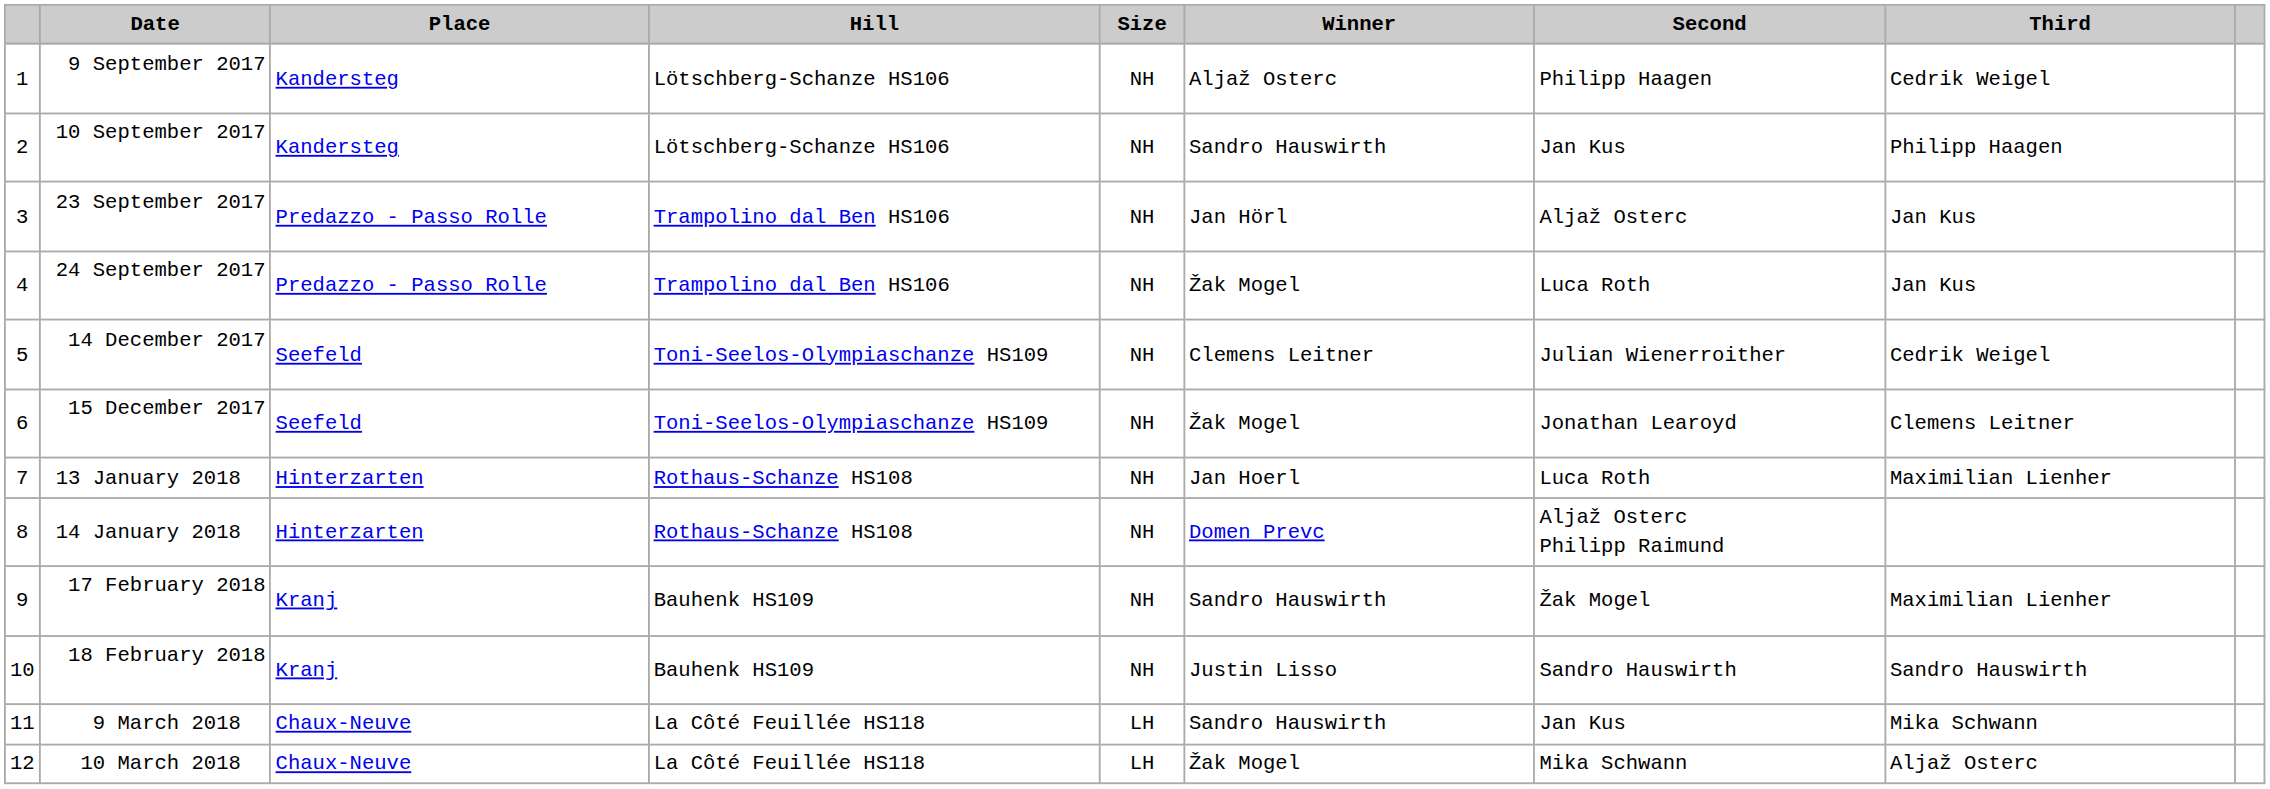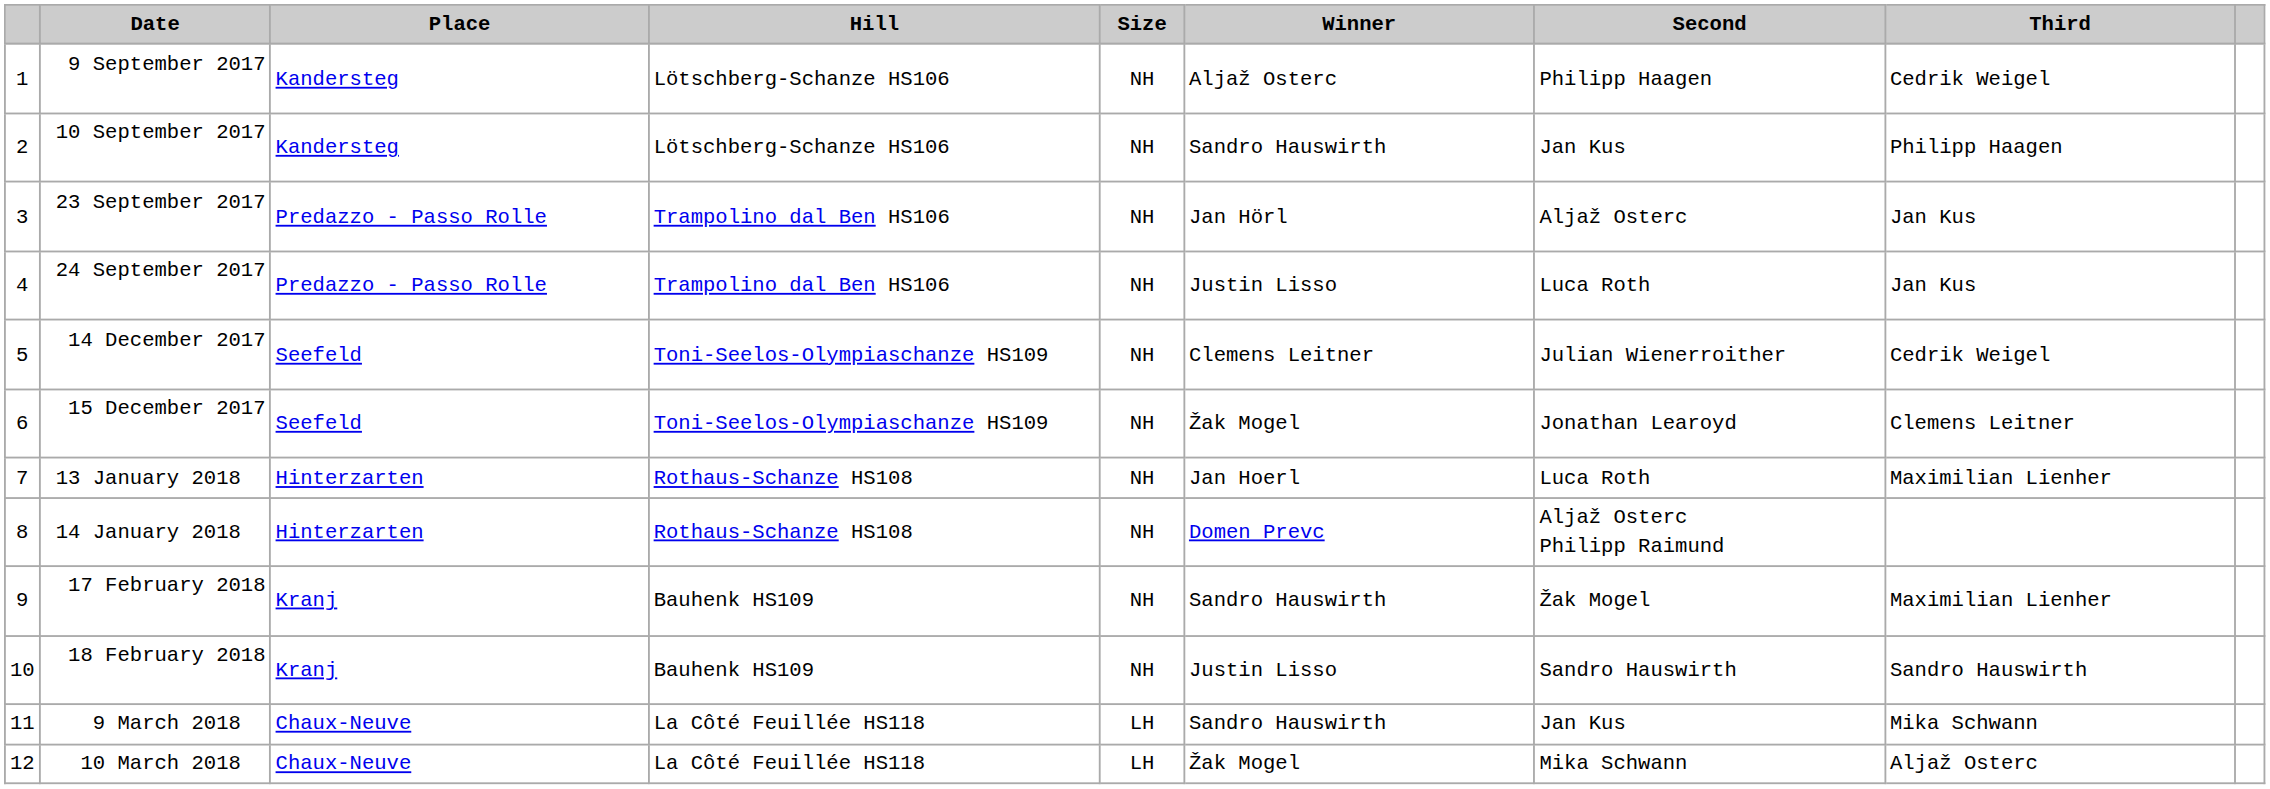(1244, 286) Žak Mogel -> (1263, 286) Justin Lisso
